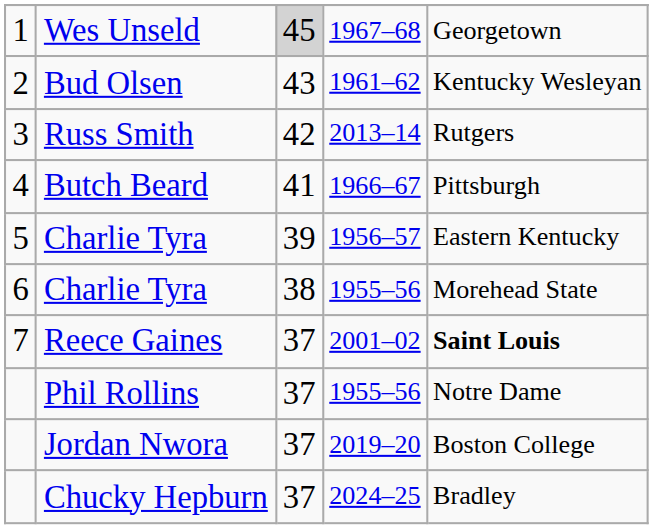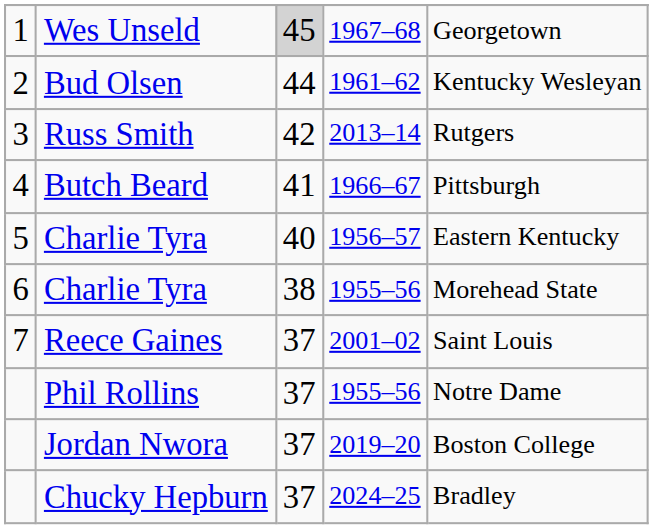(299, 82) 43 -> (299, 82) 44
(299, 237) 39 -> (299, 237) 40
(497, 340) bold -> (493, 340) normal
